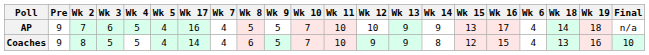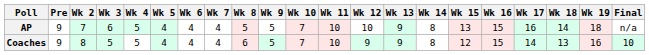columns swapped: (533, 12) <-> (194, 12)
(438, 27) 9 -> (432, 27) 8
(503, 27) 17 -> (498, 27) 15
